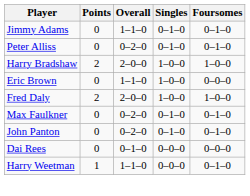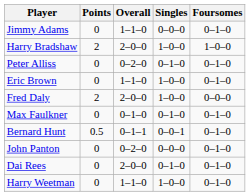(171, 30) 0–1–0 -> (171, 30) 0–0–0
rows swapped: (31, 47) <-> (42, 64)
(217, 81) 0–0–0 -> (217, 81) 0–1–0
(217, 98) 1–0–0 -> (217, 98) 0–0–0
(133, 115) 0–2–0 -> (133, 115) 0–1–0
+ row: (36, 132)
(171, 132) 0–1–0 -> (171, 149) 0–0–0
(133, 149) 0–1–0 -> (133, 166) 2–0–0
(171, 149) 0–0–0 -> (171, 166) 0–1–0
(217, 149) 0–0–0 -> (217, 166) 0–1–0
(97, 166) 1 -> (97, 183) 0
(171, 166) 0–0–0 -> (171, 183) 1–0–0
